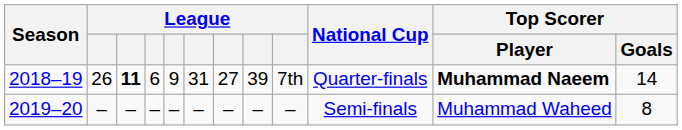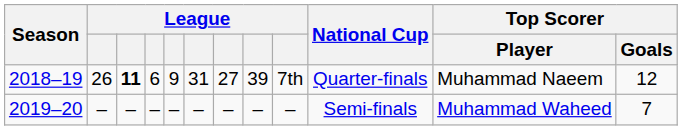(523, 79) bold -> (520, 79) normal
(647, 79) 14 -> (647, 79) 12
(647, 109) 8 -> (647, 109) 7
